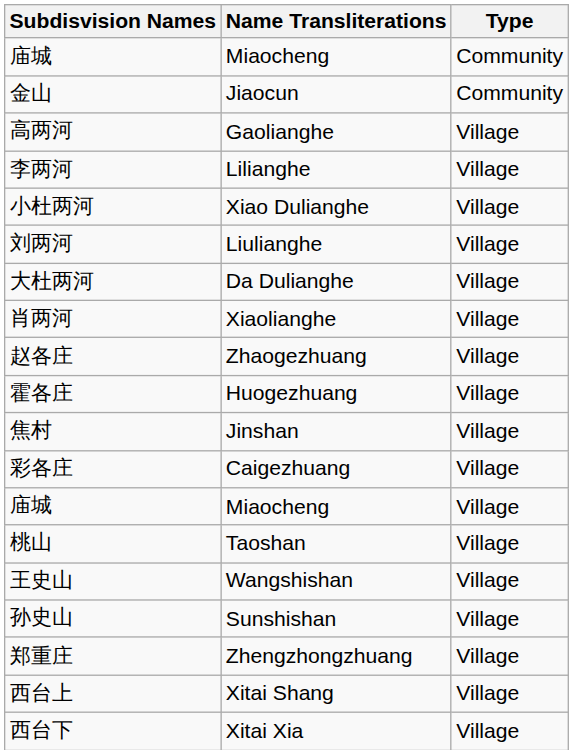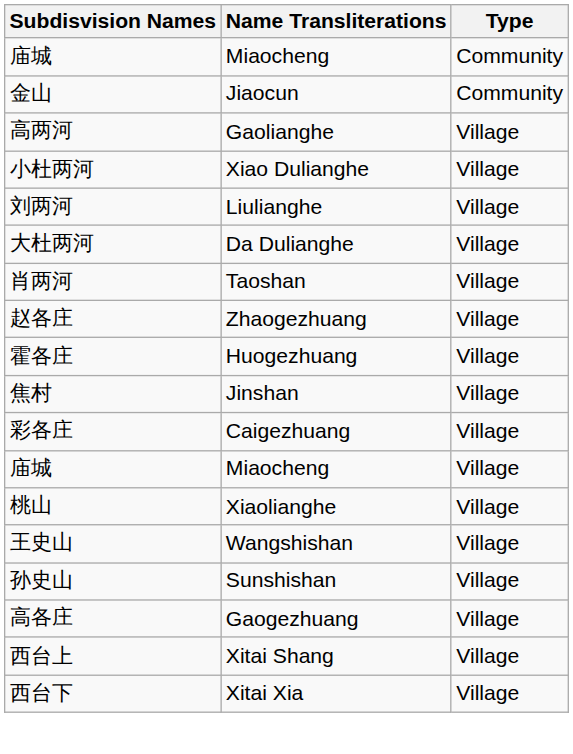- row: (41, 168)
(281, 318) Xiaolianghe -> (266, 281) Taoshan
(266, 543) Taoshan -> (281, 506) Xiaolianghe
+ row: (41, 617)
- row: (41, 655)
